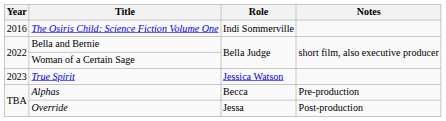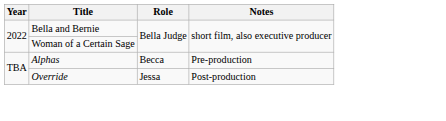- row: (125, 28)
- row: (53, 76)
